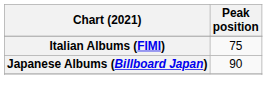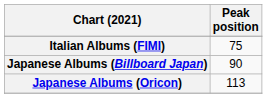+ row: (107, 83)
